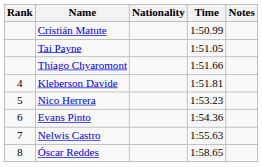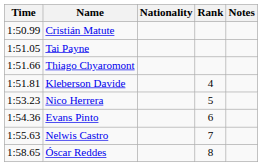columns swapped: (20, 13) <-> (207, 13)
